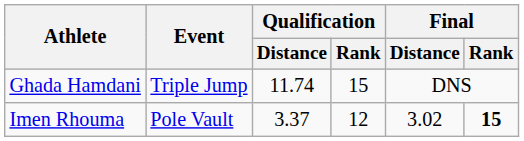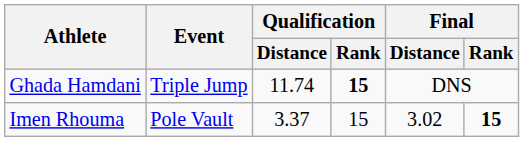(358, 86) normal -> (358, 86) bold
(358, 119) 12 -> (358, 119) 15
